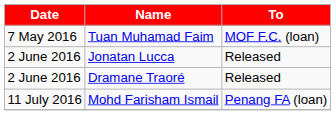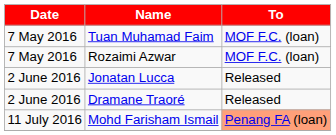+ row: (132, 57)
(276, 99) no background -> (276, 120) lightsalmon background
